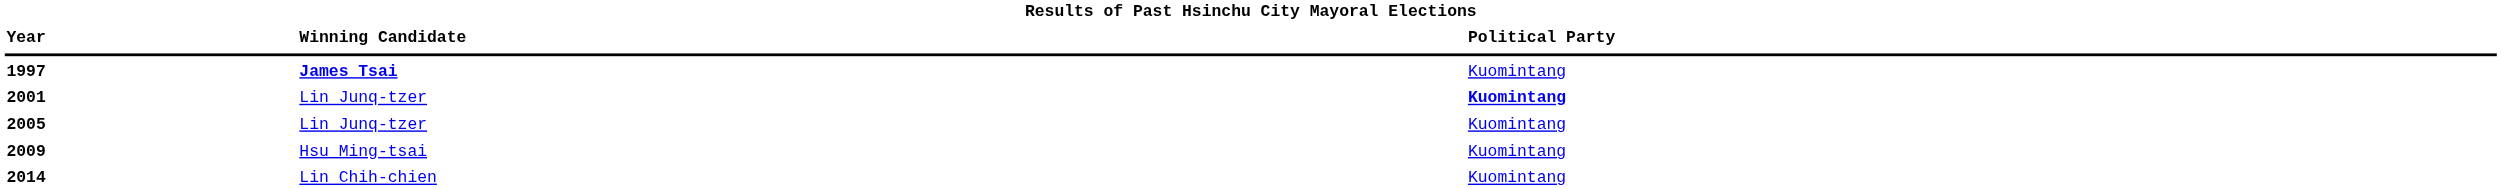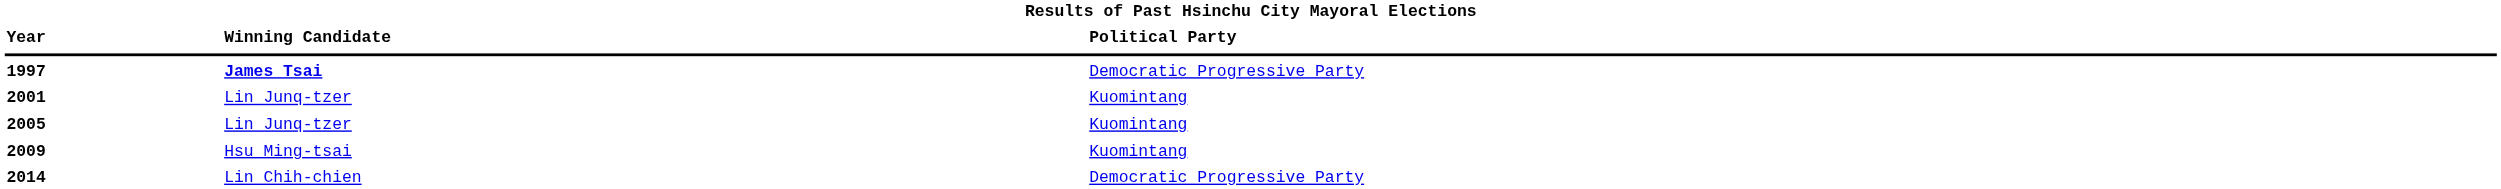(1517, 71) Kuomintang -> (1227, 71) Democratic Progressive Party
(1517, 98) bold -> (1138, 98) normal
(1517, 178) Kuomintang -> (1227, 178) Democratic Progressive Party
